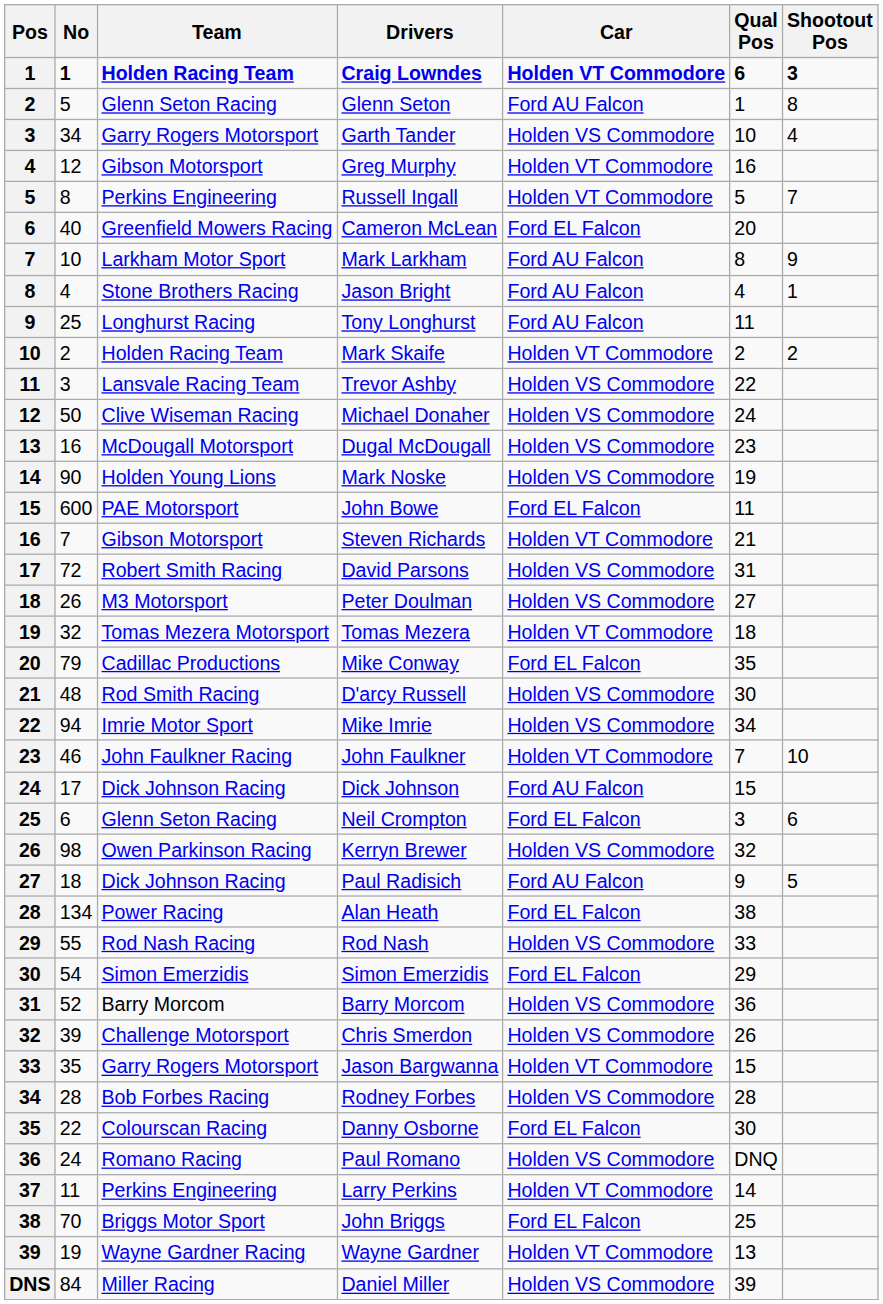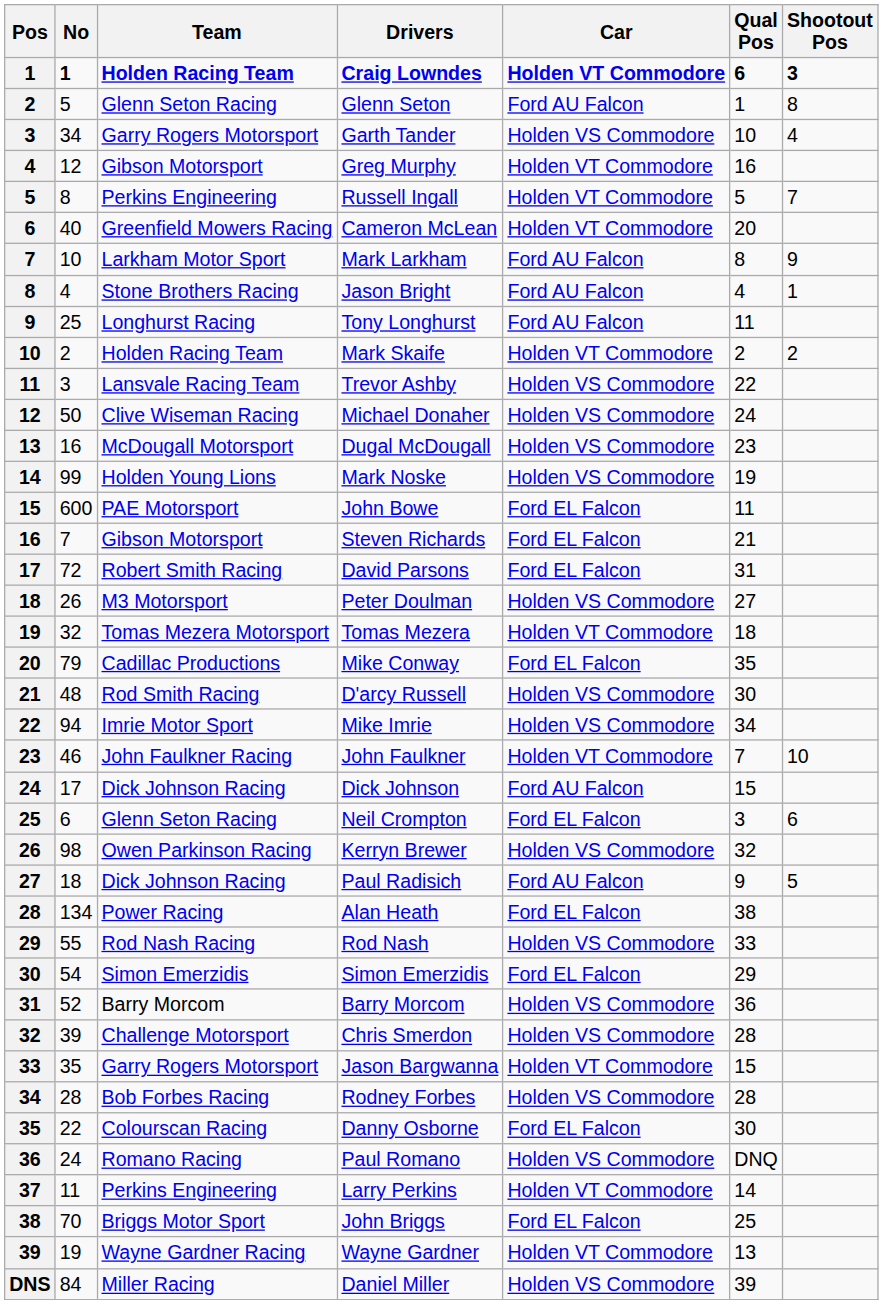(574, 229) Ford EL Falcon -> (610, 229) Holden VT Commodore
(71, 477) 90 -> (71, 477) 99
(610, 539) Holden VT Commodore -> (574, 539) Ford EL Falcon
(611, 570) Holden VS Commodore -> (574, 570) Ford EL Falcon
(745, 1036) 26 -> (745, 1036) 28
